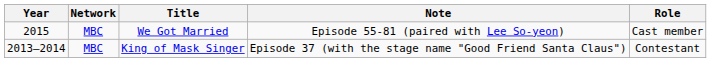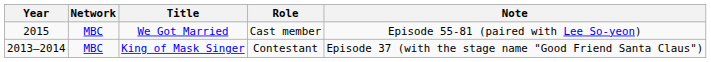columns swapped: (667, 13) <-> (438, 13)
